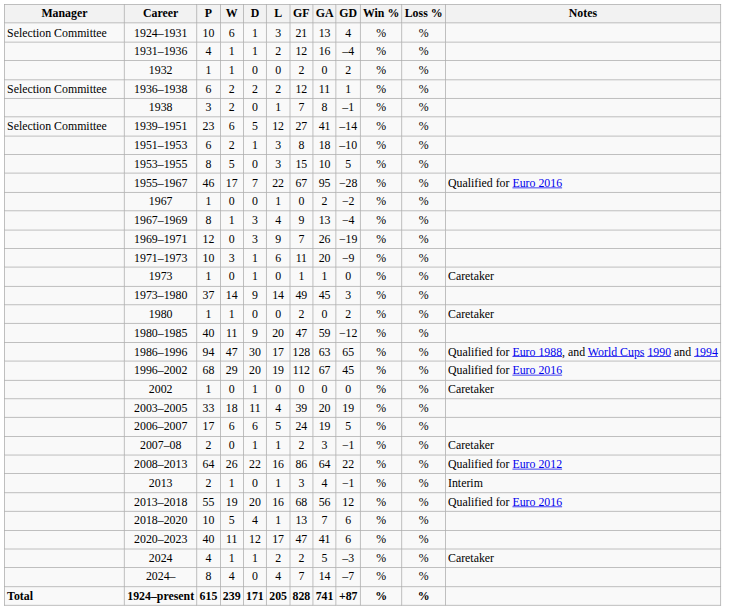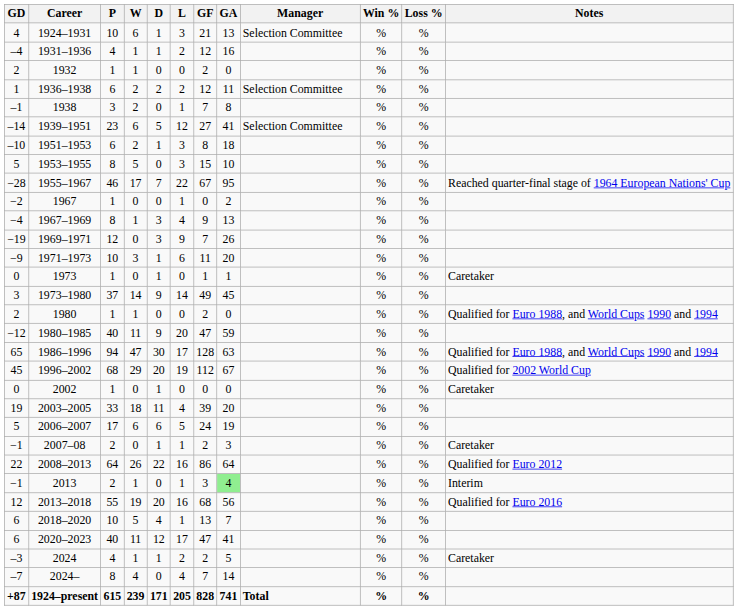columns swapped: (64, 13) <-> (348, 13)
(505, 182) Qualified for Euro 2016 -> (589, 182) Reached quarter-final stage of 1964 European Nations' Cup
(471, 314) Caretaker -> (583, 314) Qualified for Euro 1988, and World Cups 1990 and 1994
(505, 370) Qualified for Euro 2016 -> (519, 370) Qualified for 2002 World Cup
(325, 483) no background -> (228, 483) lightgreen background
